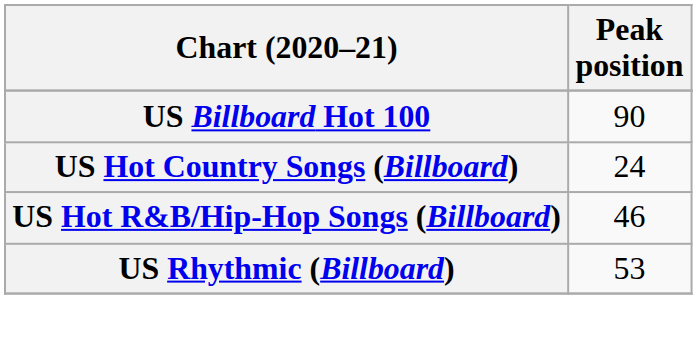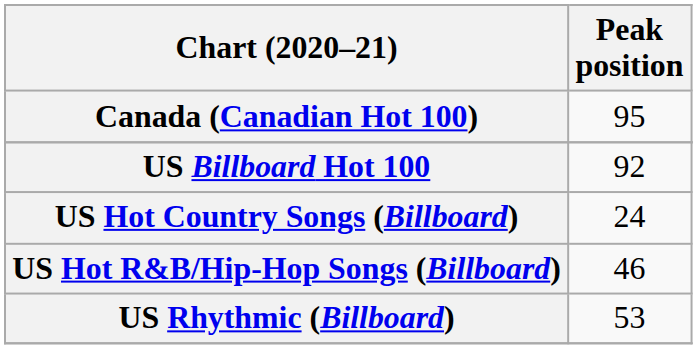+ row: (287, 116)
(629, 116) 90 -> (629, 166) 92
